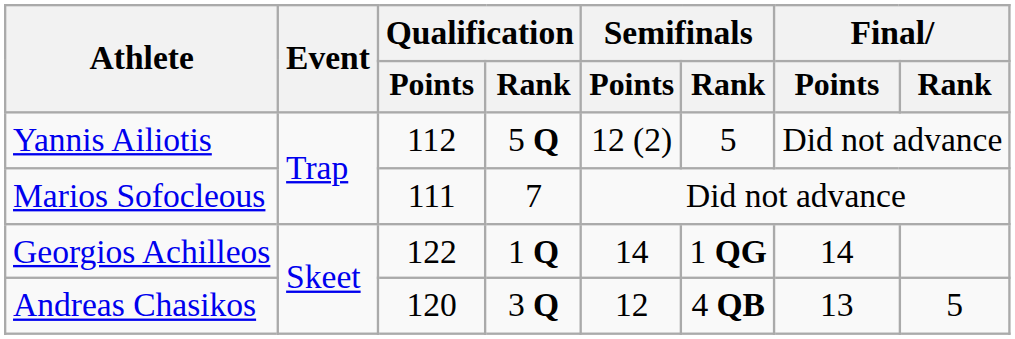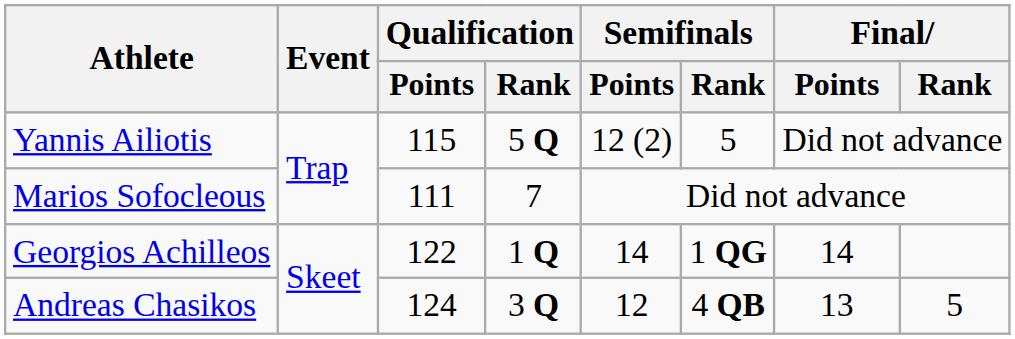(432, 140) 112 -> (432, 140) 115
(432, 306) 120 -> (432, 306) 124
